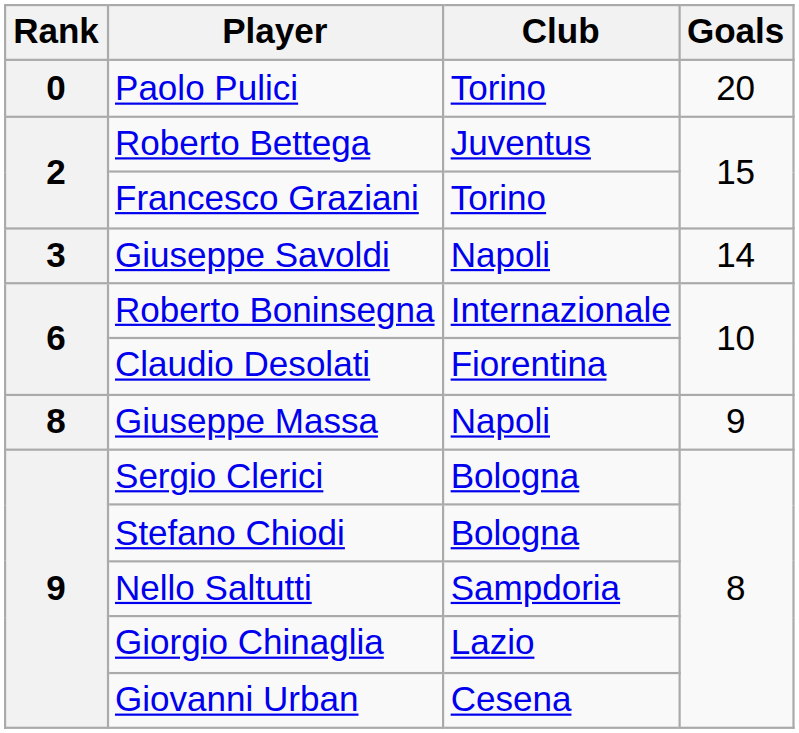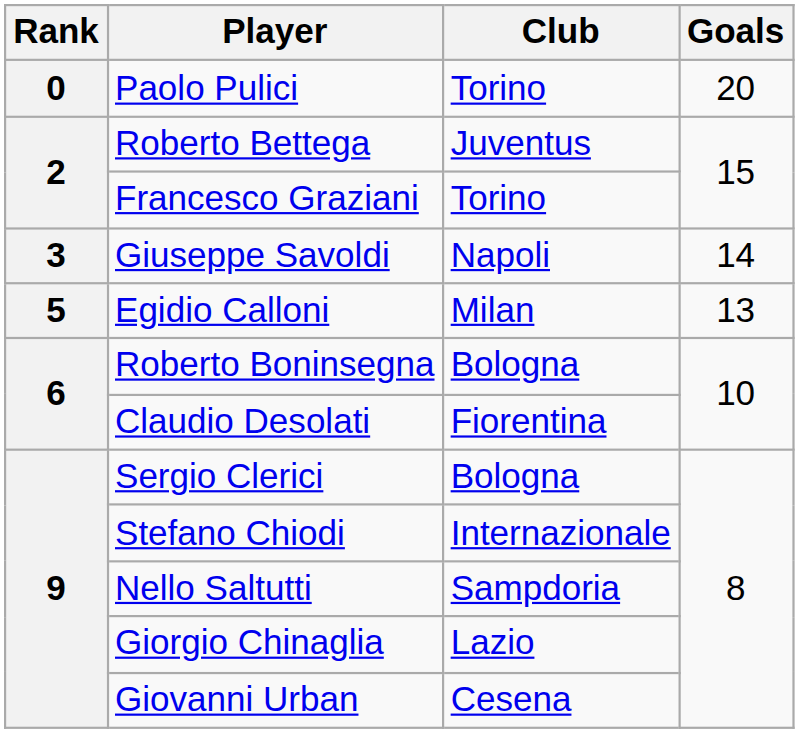+ row: (222, 310)
(561, 310) Internazionale -> (515, 365) Bologna
- row: (246, 421)
(515, 532) Bologna -> (561, 532) Internazionale
